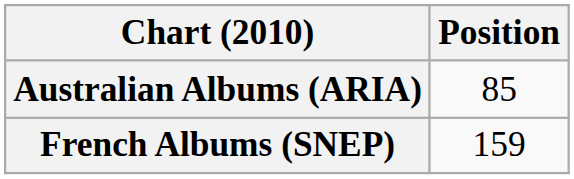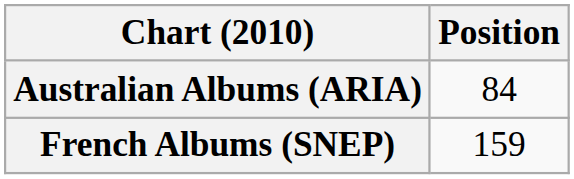(499, 88) 85 -> (499, 88) 84
